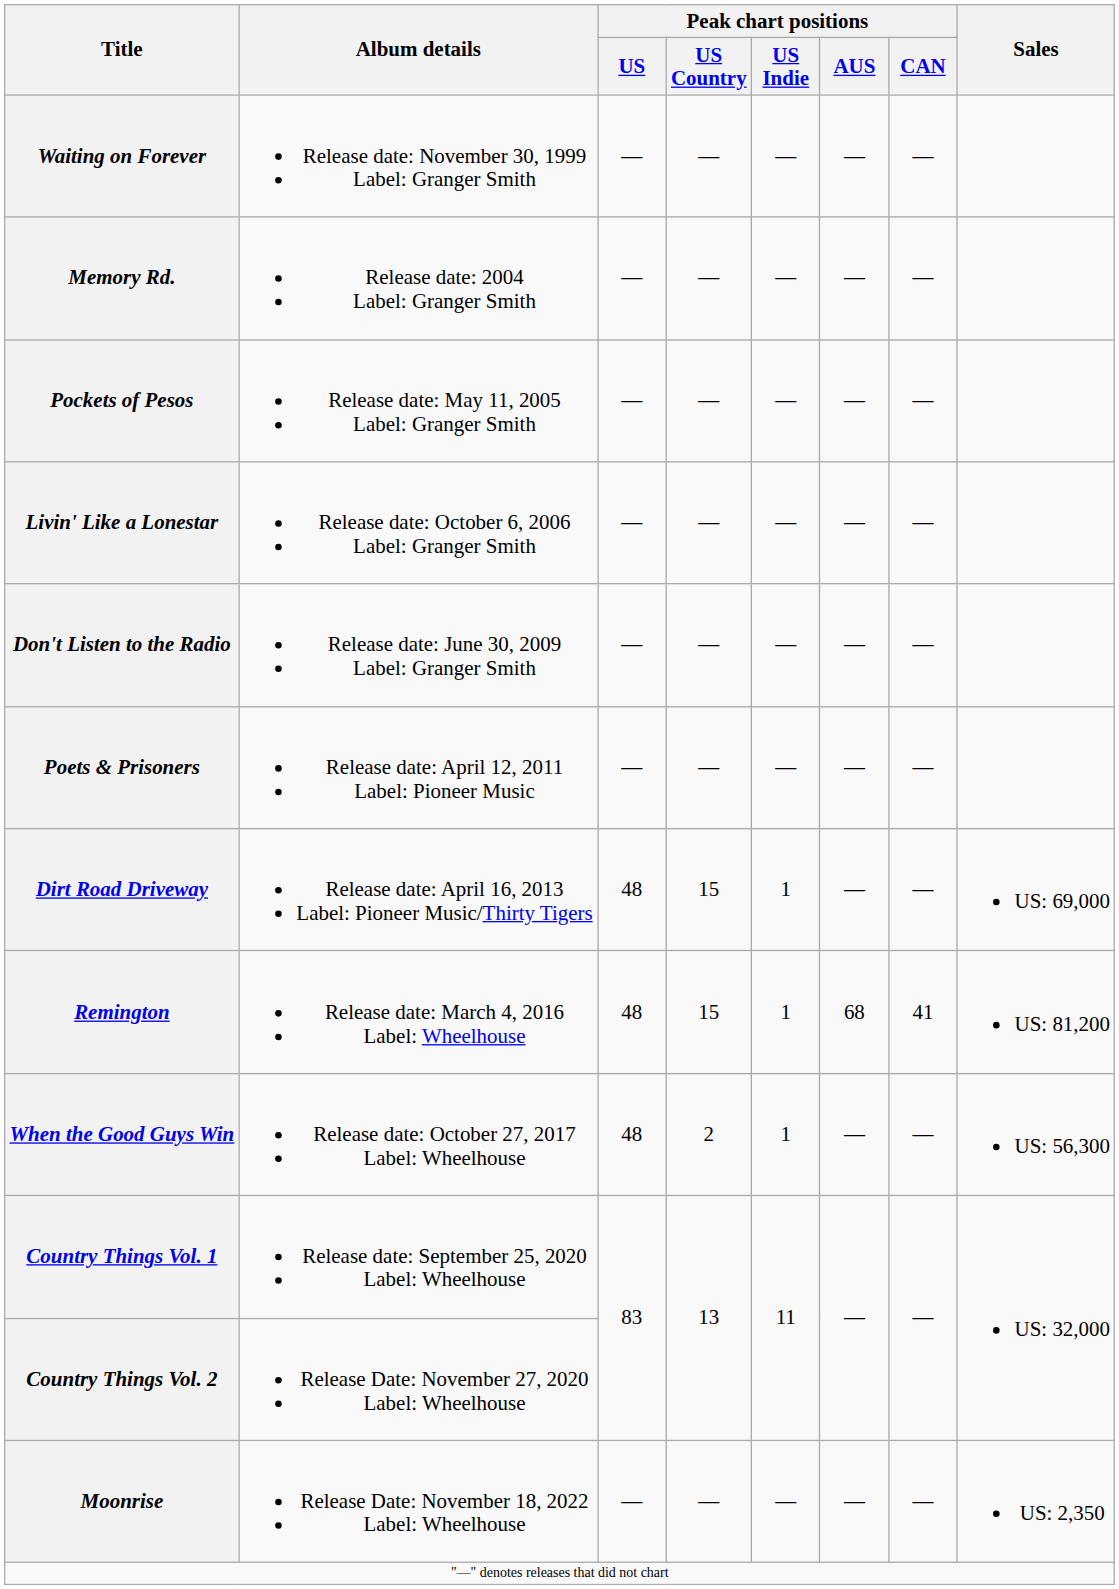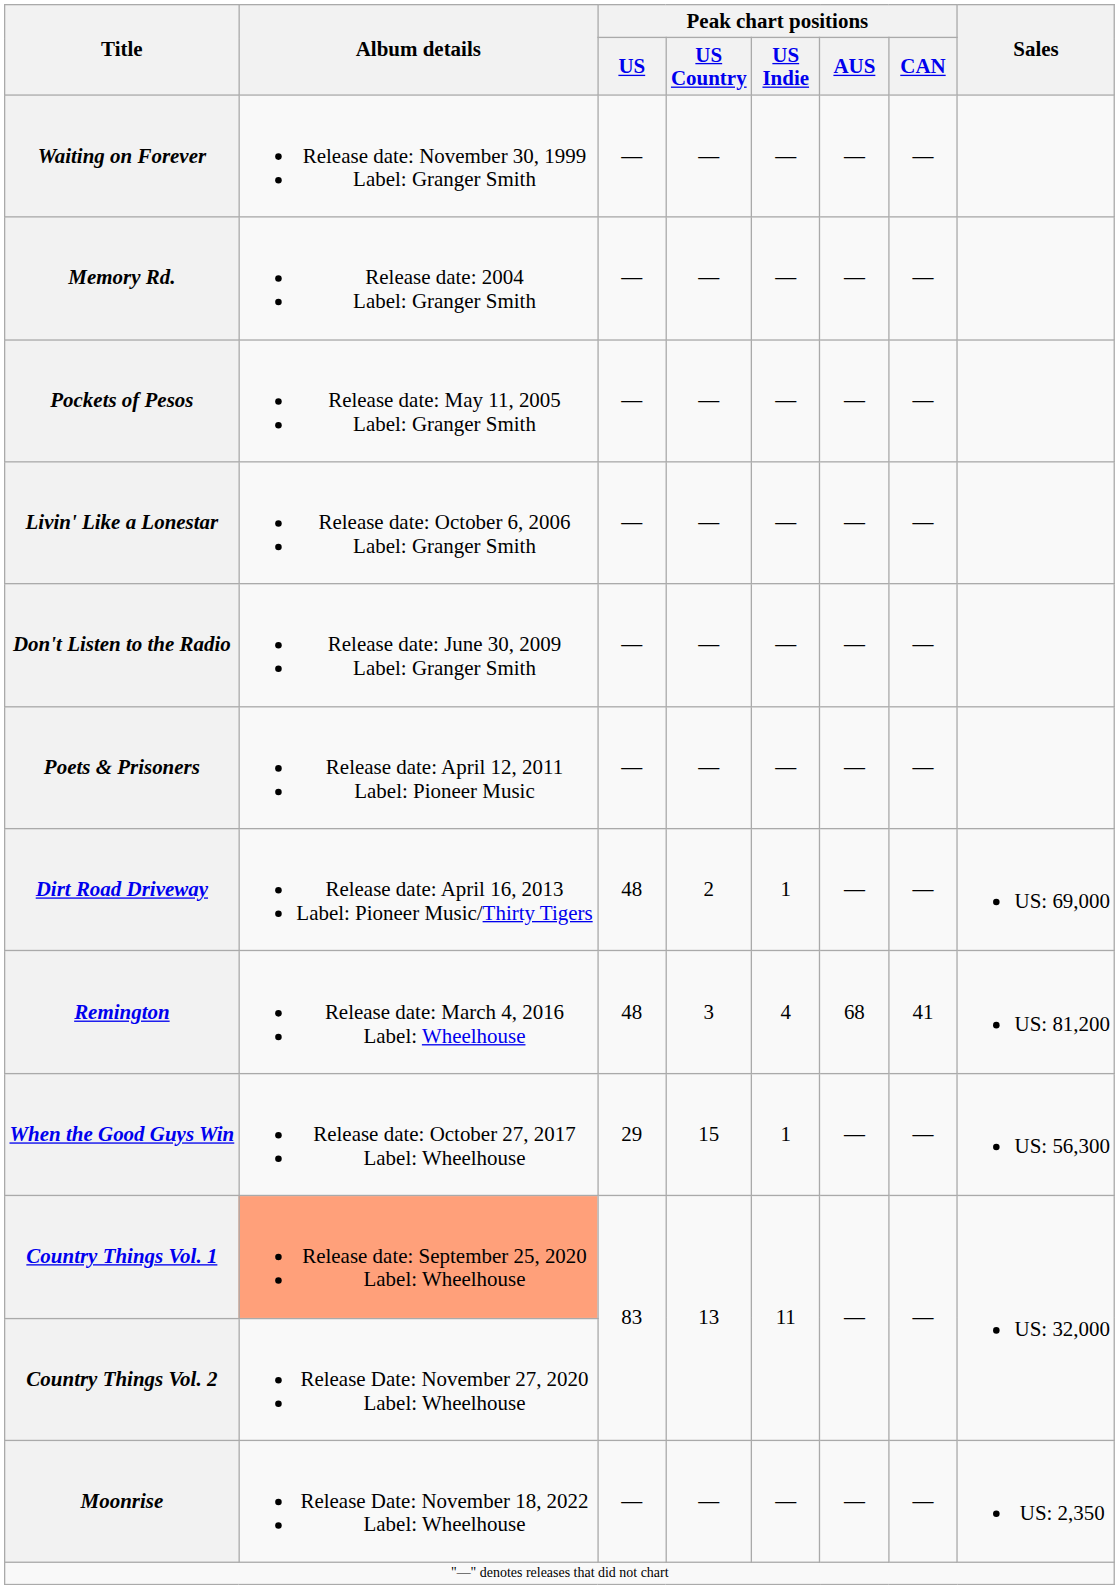(709, 889) 15 -> (709, 889) 2
(709, 1011) 15 -> (709, 1011) 3
(786, 1011) 1 -> (786, 1011) 4
(632, 1134) 48 -> (632, 1134) 29
(709, 1134) 2 -> (709, 1134) 15
(418, 1269) no background -> (418, 1269) lightsalmon background
